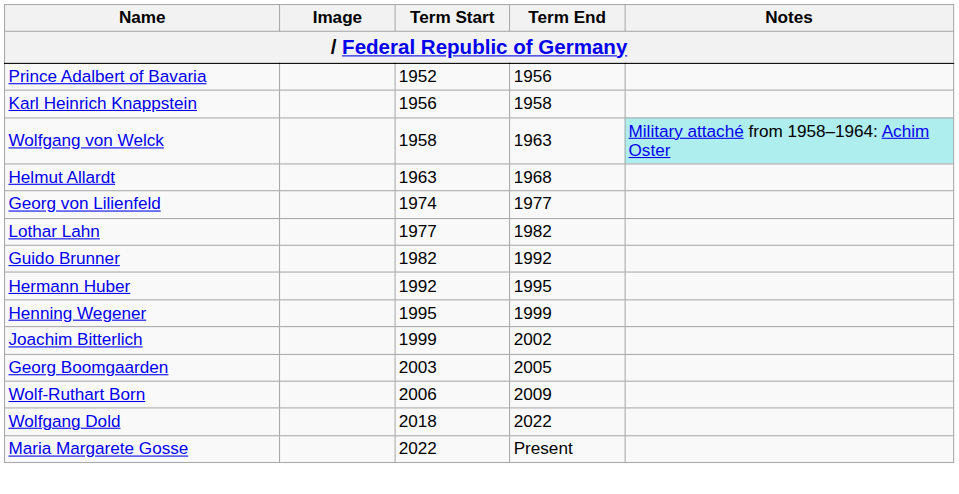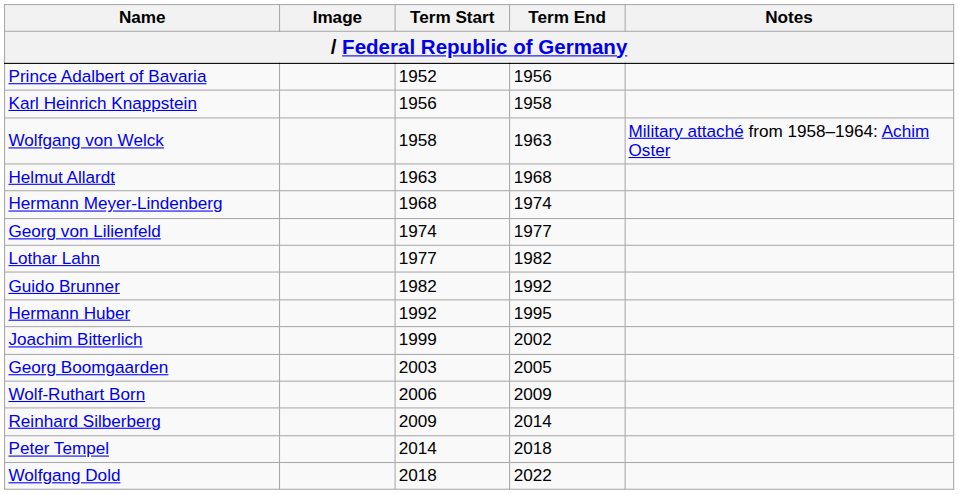(779, 140) paleturquoise background -> (779, 140) no background
+ row: (116, 204)
- row: (77, 313)
+ row: (85, 421)
+ row: (59, 448)
- row: (98, 448)
